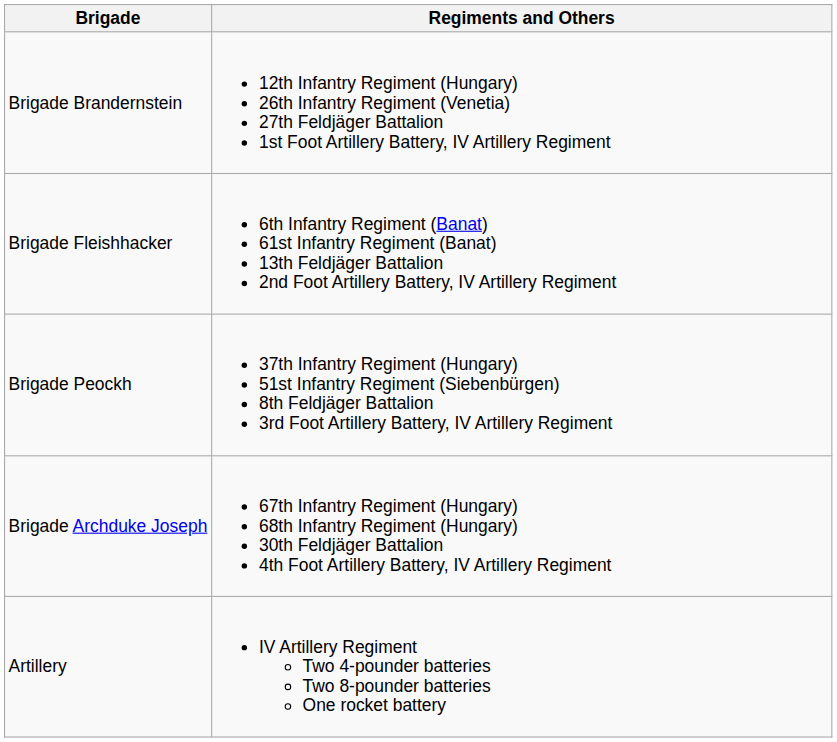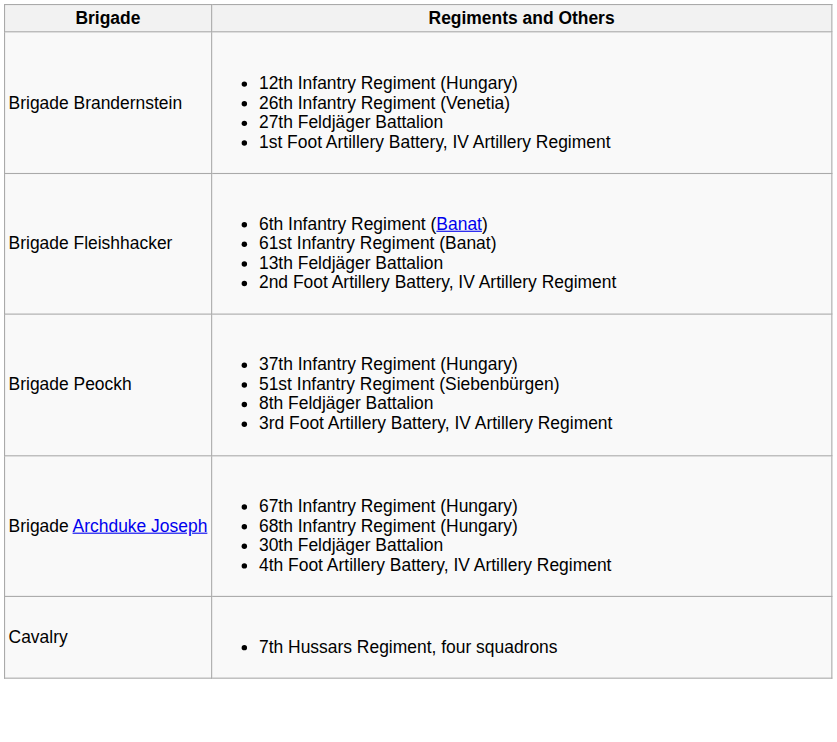- row: (38, 666)
+ row: (38, 637)
